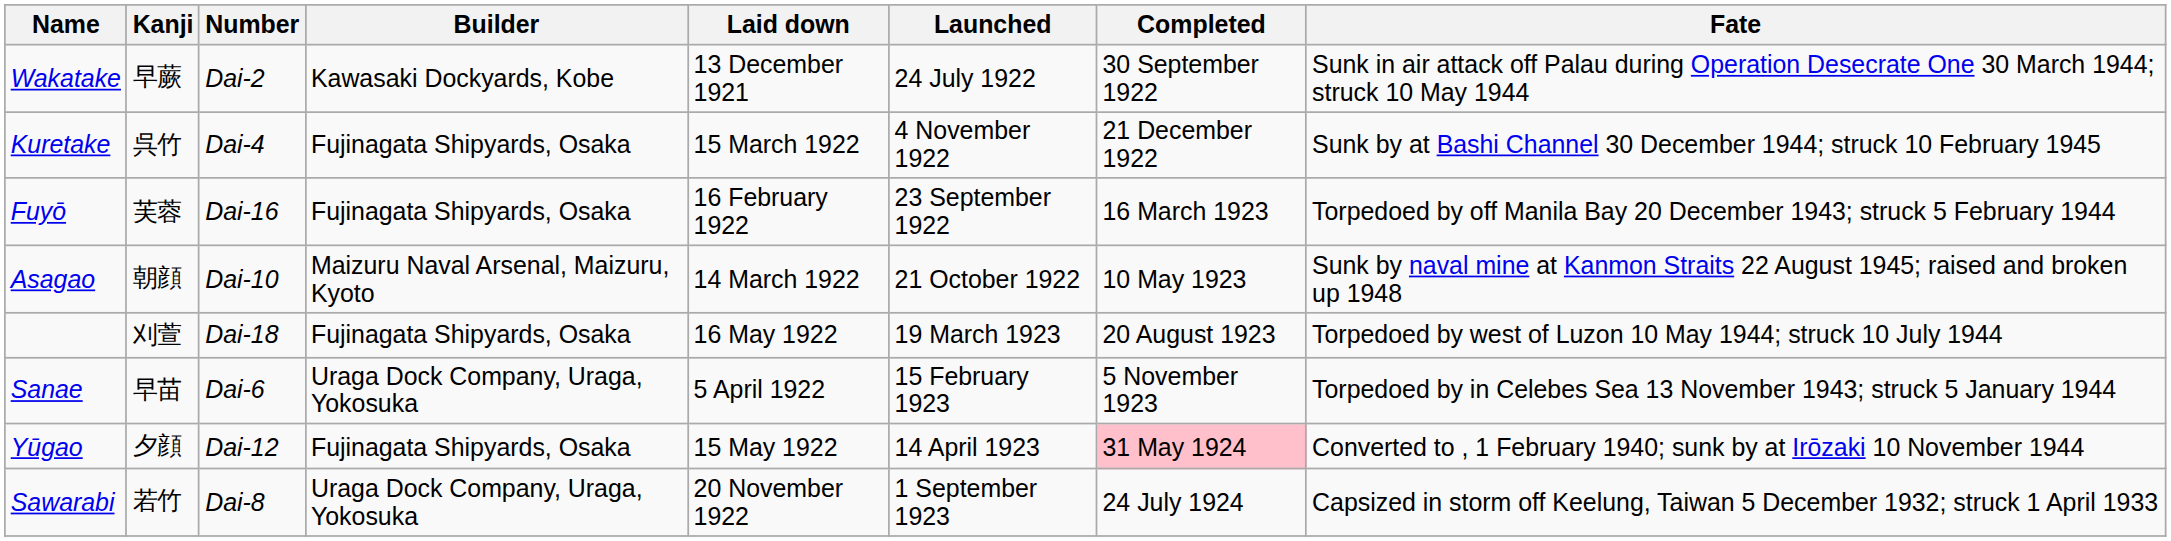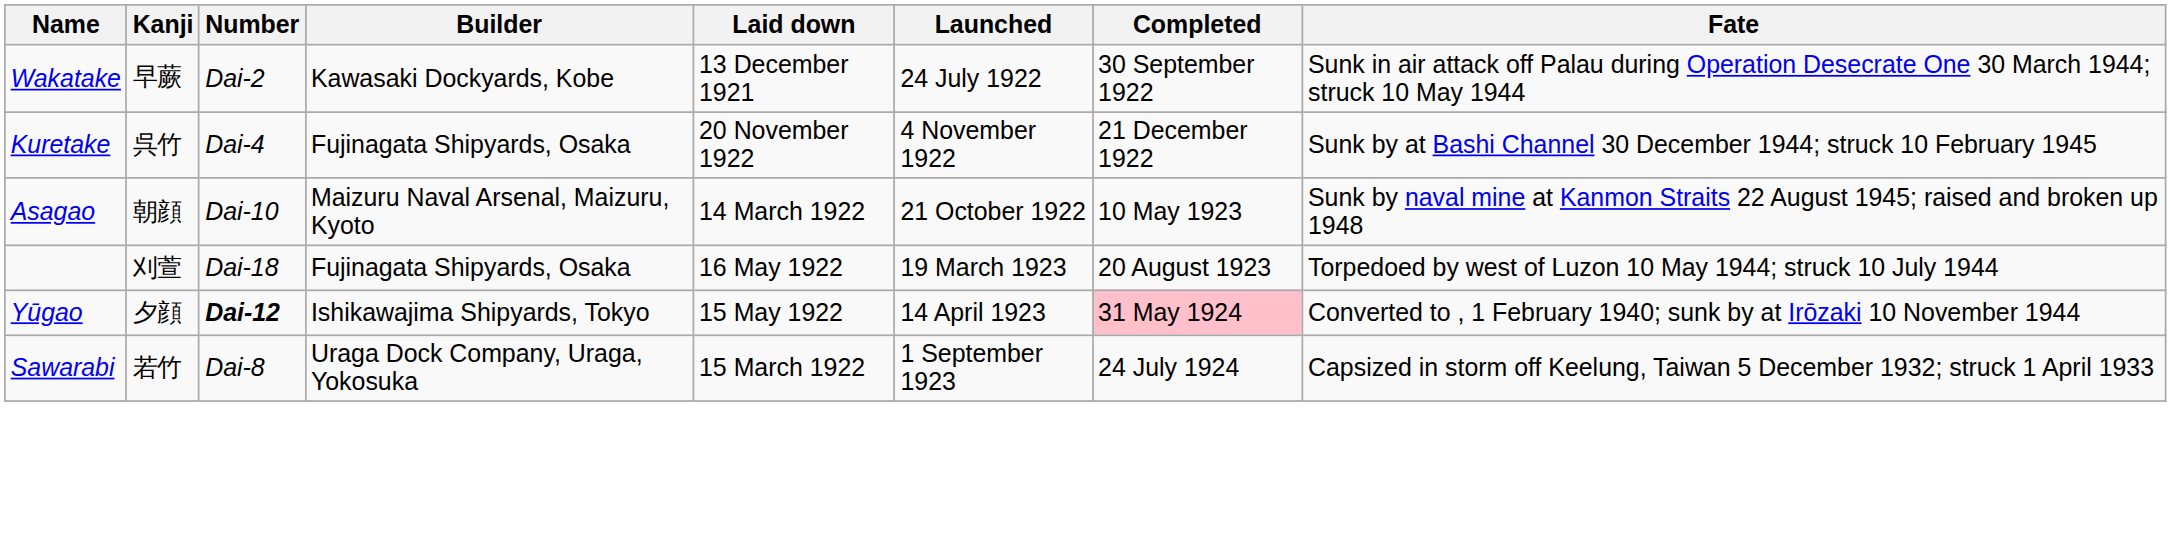(777, 145) 15 March 1922 -> (774, 145) 20 November 1922
- row: (38, 212)
- row: (47, 391)
(242, 447) normal -> (243, 313) bold
(471, 447) Fujinagata Shipyards, Osaka -> (480, 313) Ishikawajima Shipyards, Tokyo
(768, 502) 20 November 1922 -> (782, 368) 15 March 1922
